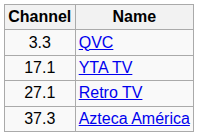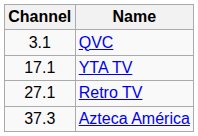(40, 42) 3.3 -> (40, 42) 3.1
